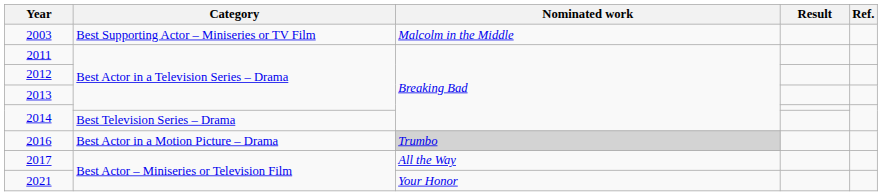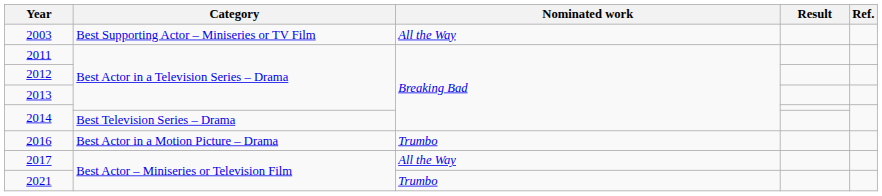(456, 34) Malcolm in the Middle -> (427, 34) All the Way
(418, 140) lightgrey background -> (418, 140) no background
(428, 180) Your Honor -> (418, 180) Trumbo
